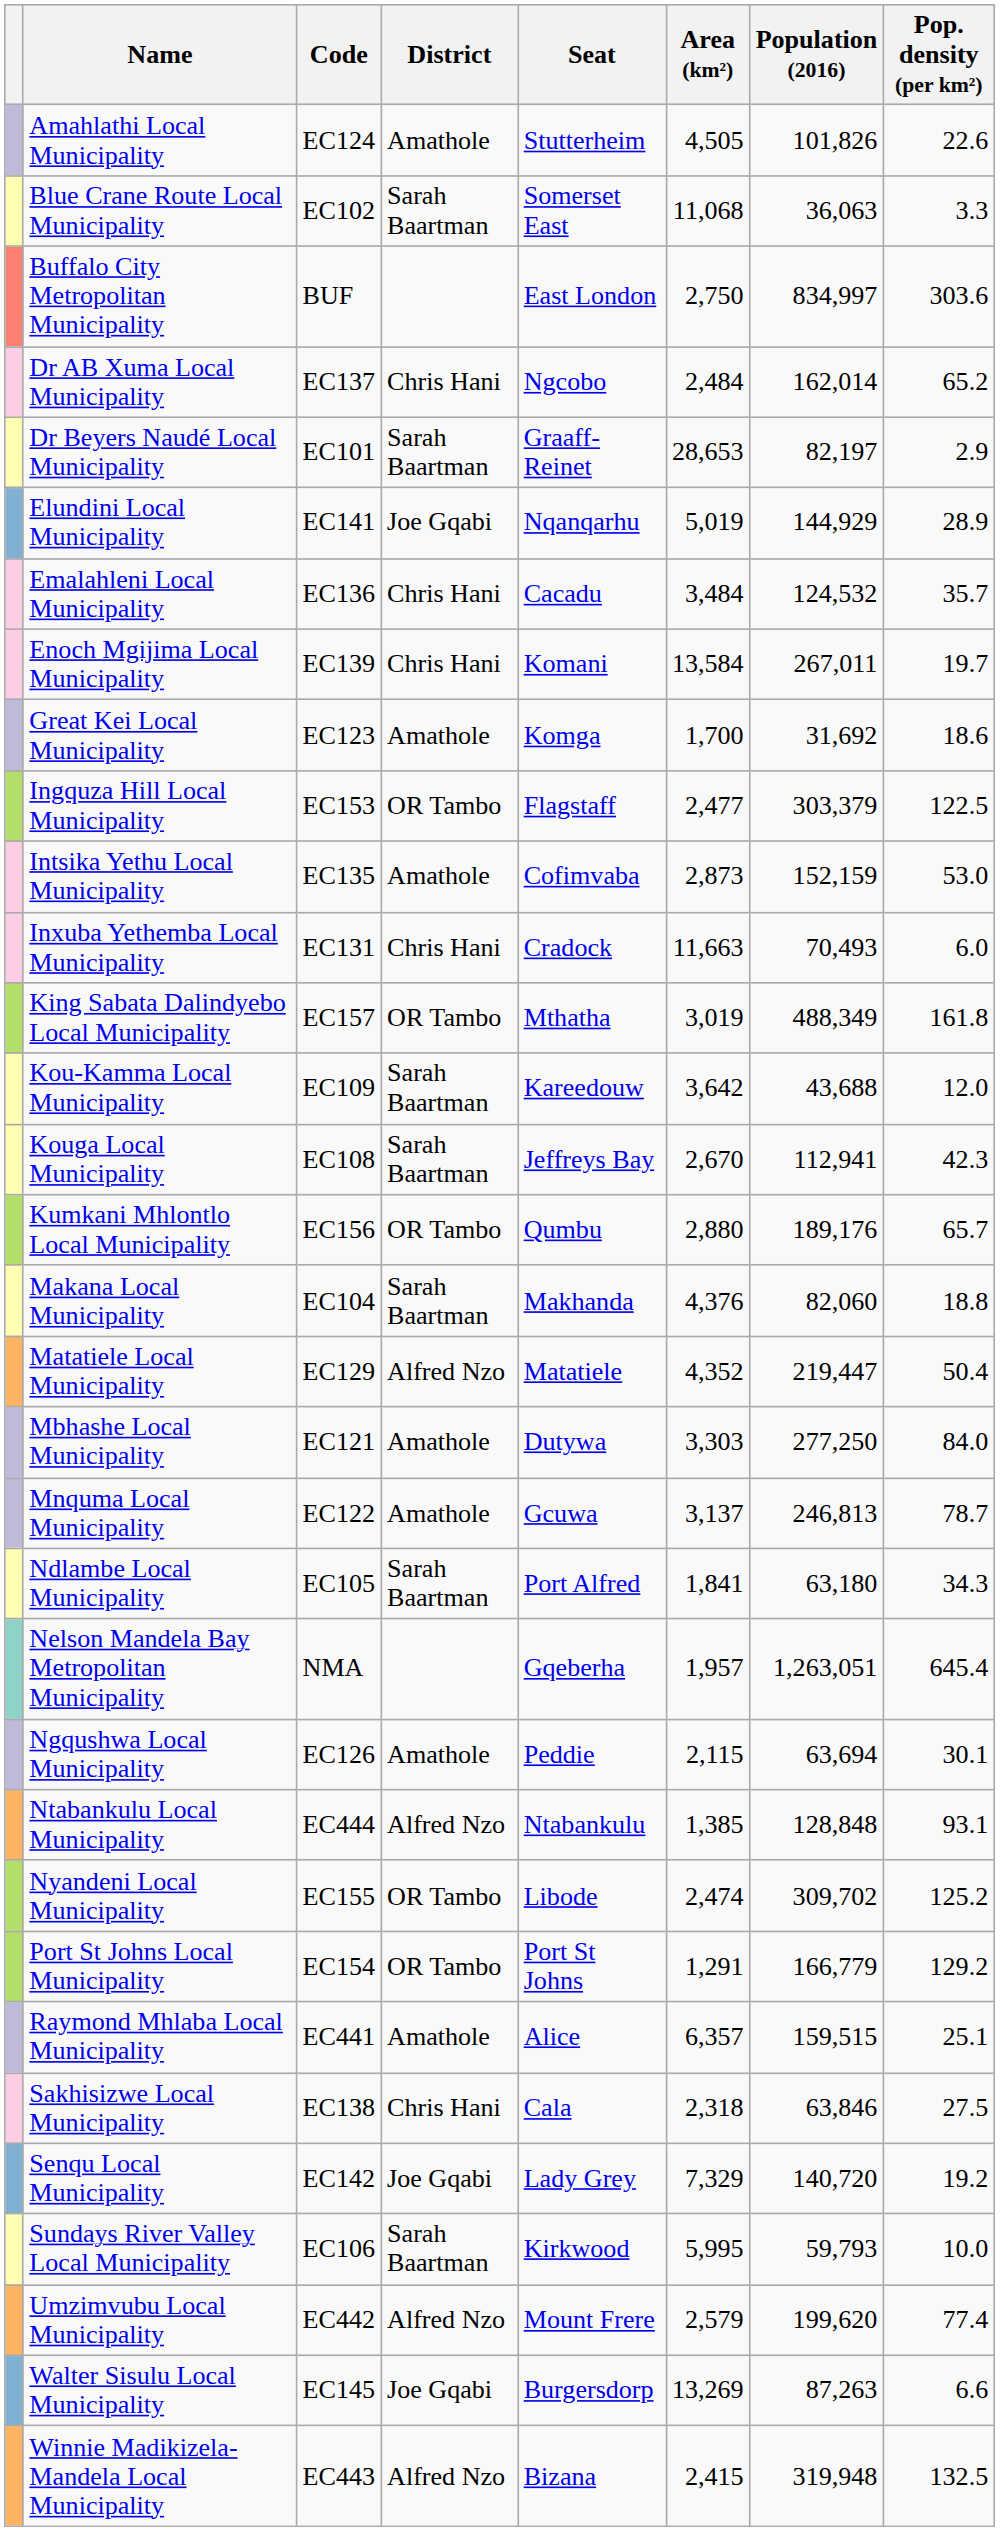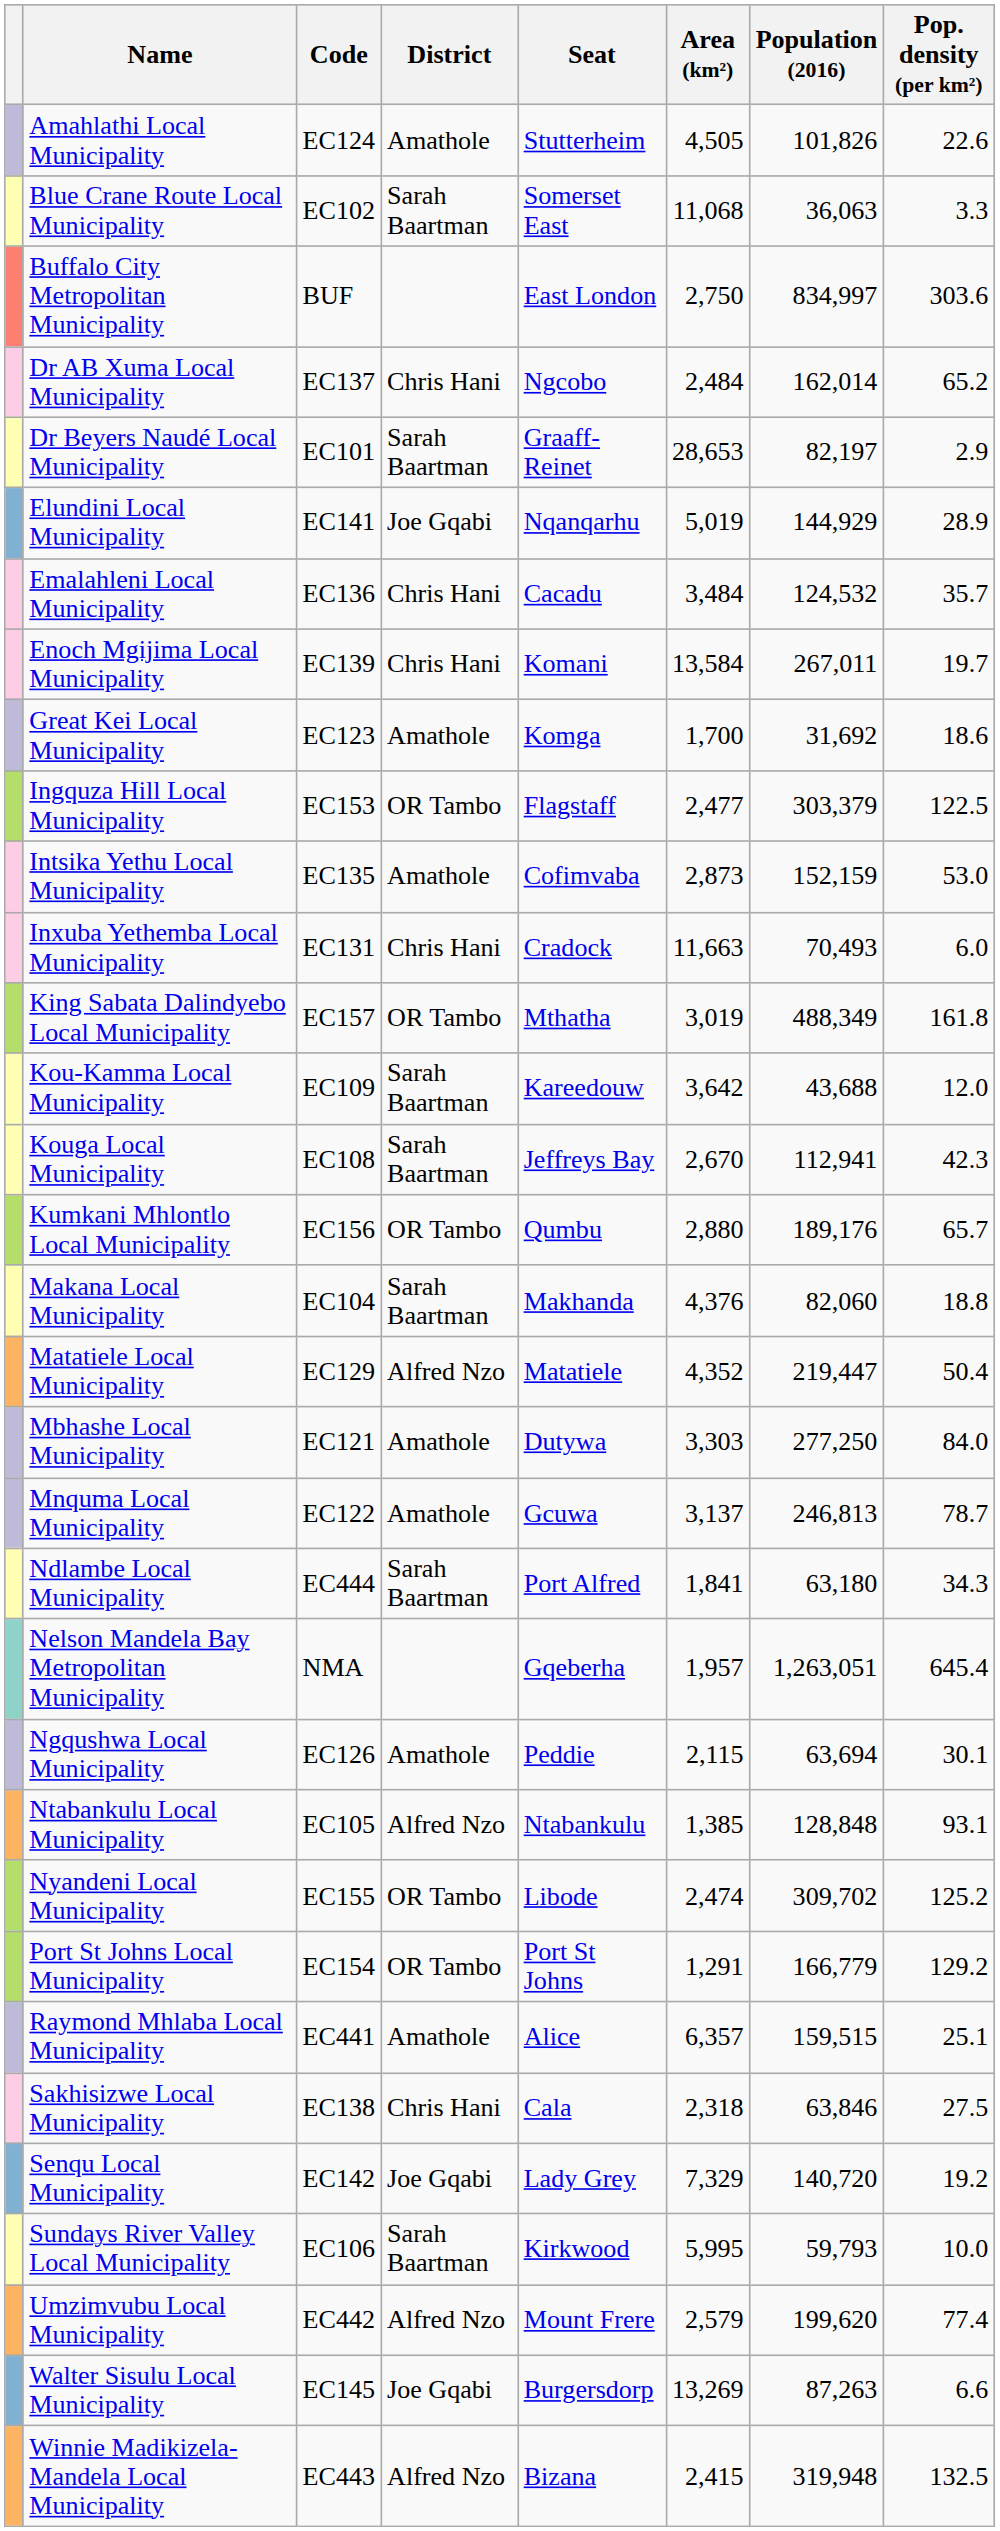(339, 1583) EC105 -> (339, 1583) EC444
(339, 1824) EC444 -> (339, 1824) EC105
